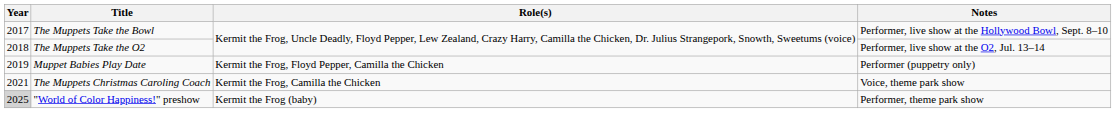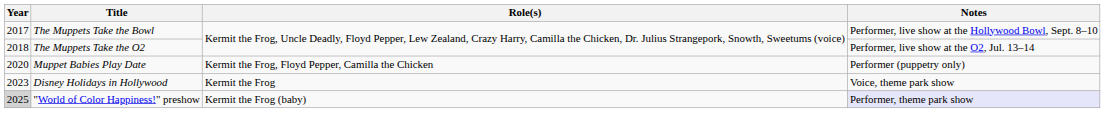(18, 64) 2019 -> (18, 64) 2020
- row: (122, 82)
+ row: (101, 82)
(922, 99) no background -> (912, 99) lavender background
